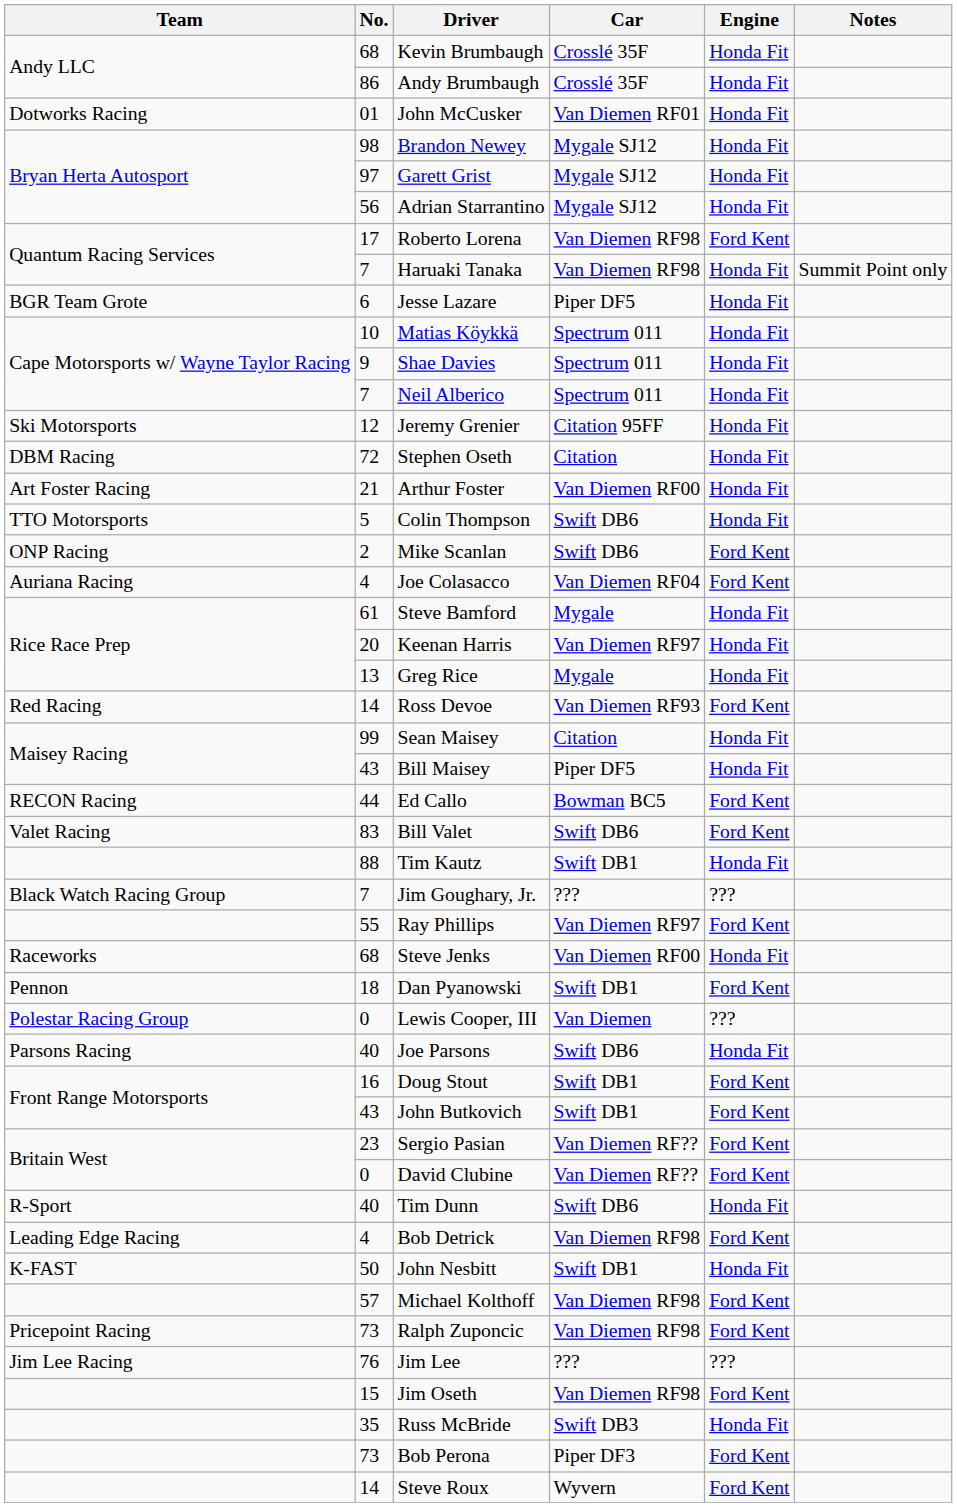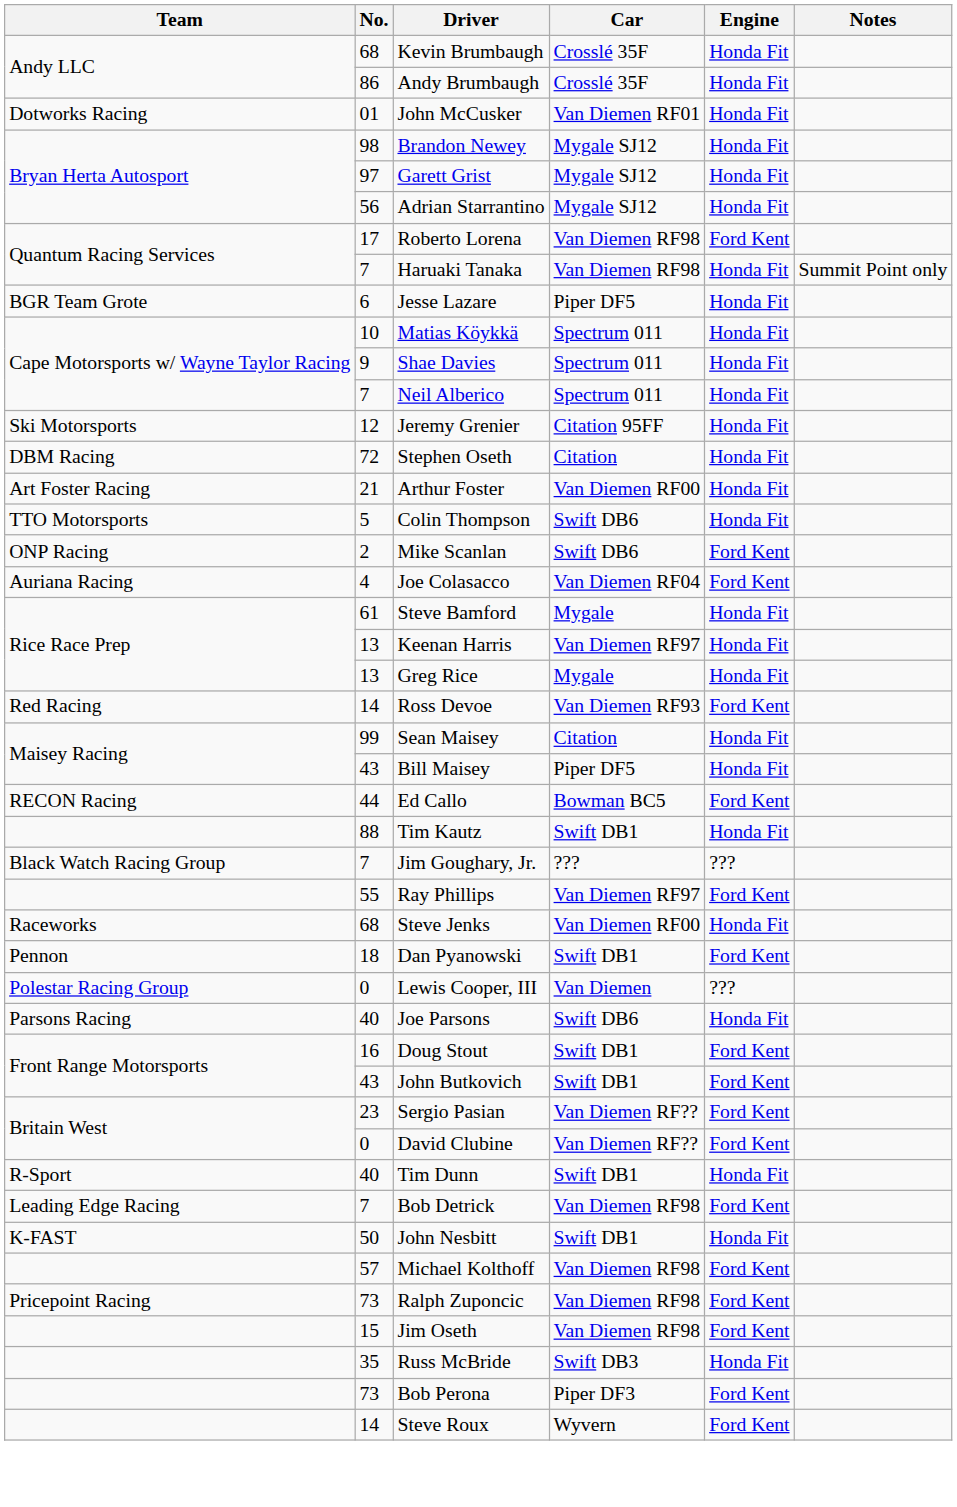(369, 644) 20 -> (369, 644) 13
- row: (435, 831)
(596, 1206) Swift DB6 -> (596, 1174) Swift DB1
(364, 1237) 4 -> (364, 1206) 7
- row: (429, 1362)
